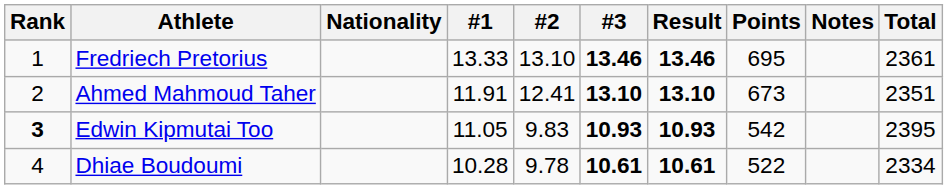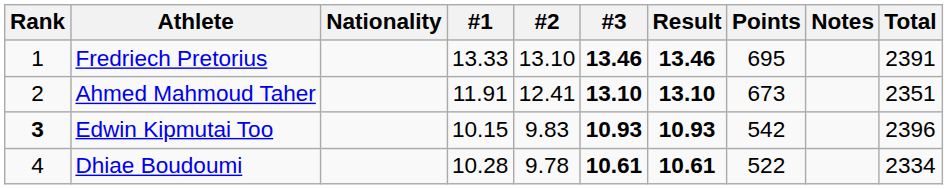(910, 58) 2361 -> (910, 58) 2391
(480, 129) 11.05 -> (480, 129) 10.15
(910, 129) 2395 -> (910, 129) 2396
